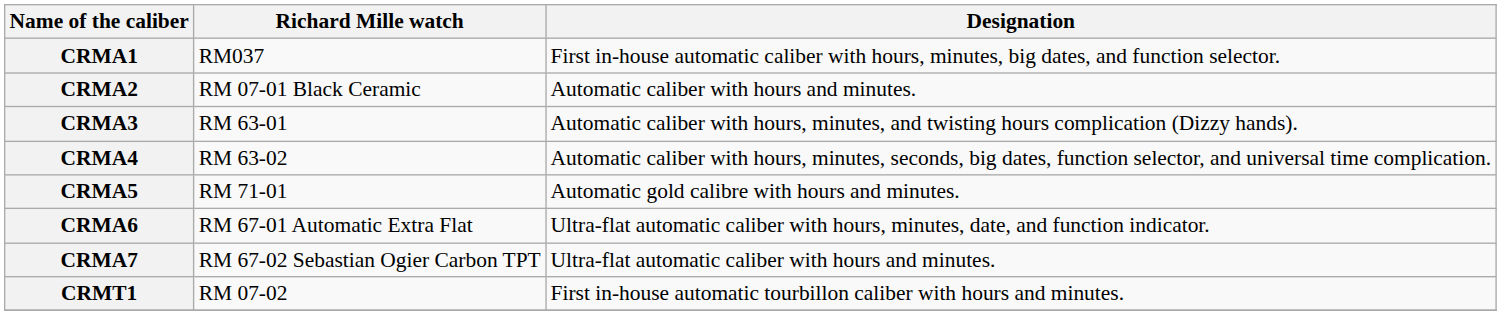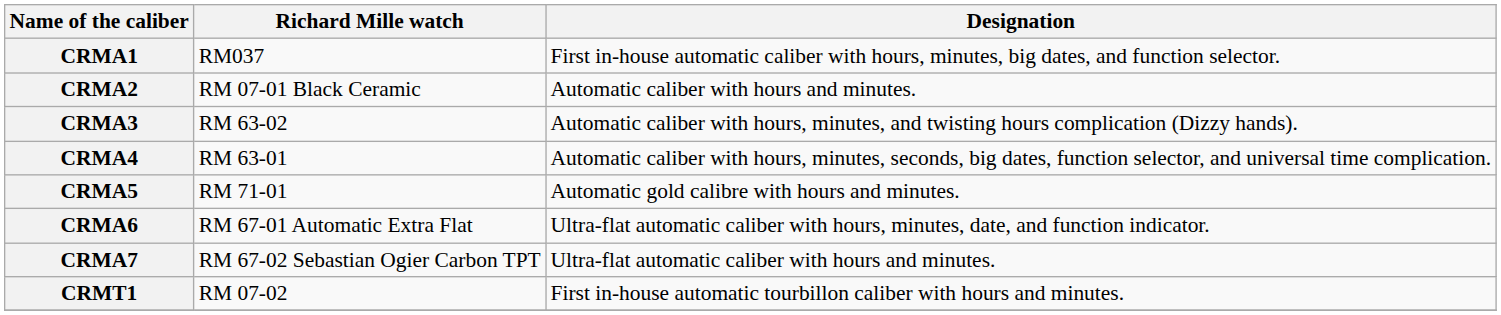(243, 123) RM 63-01 -> (243, 123) RM 63-02
(243, 157) RM 63-02 -> (243, 157) RM 63-01
